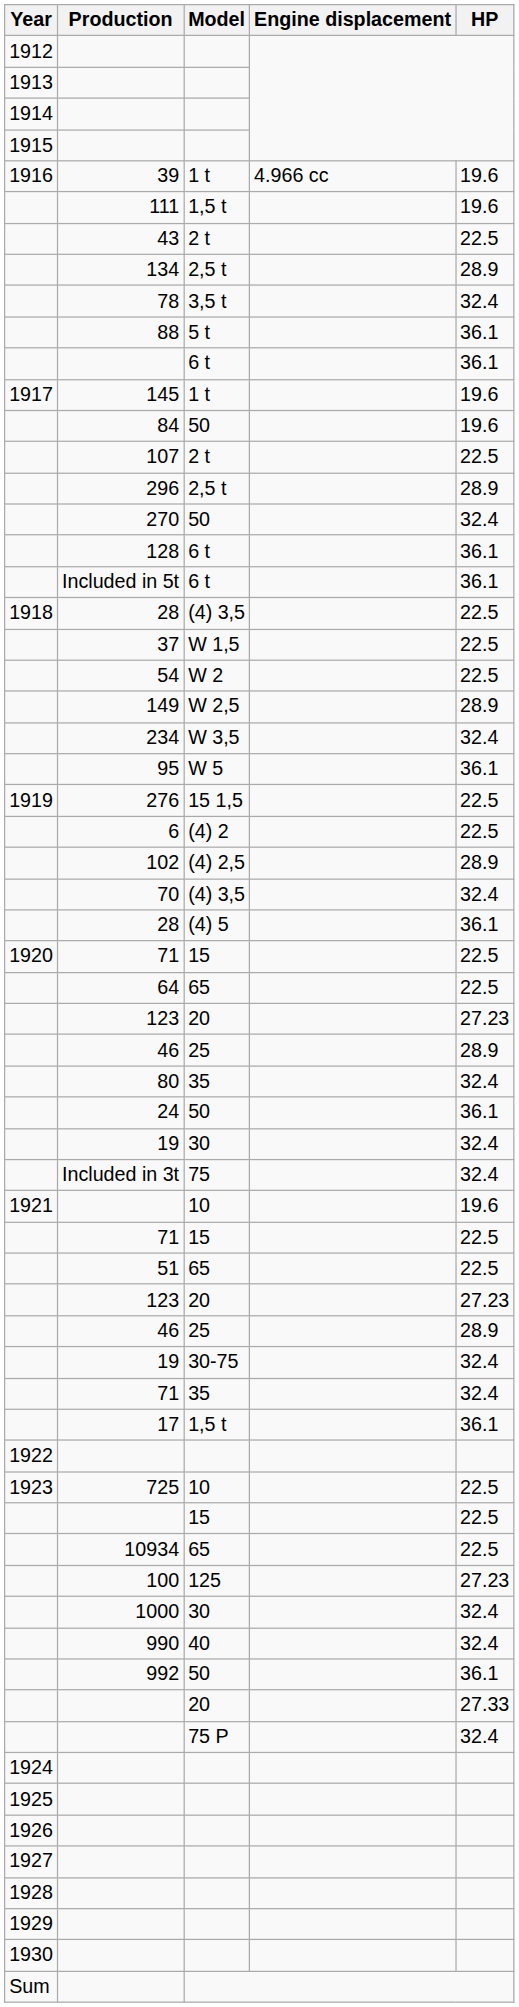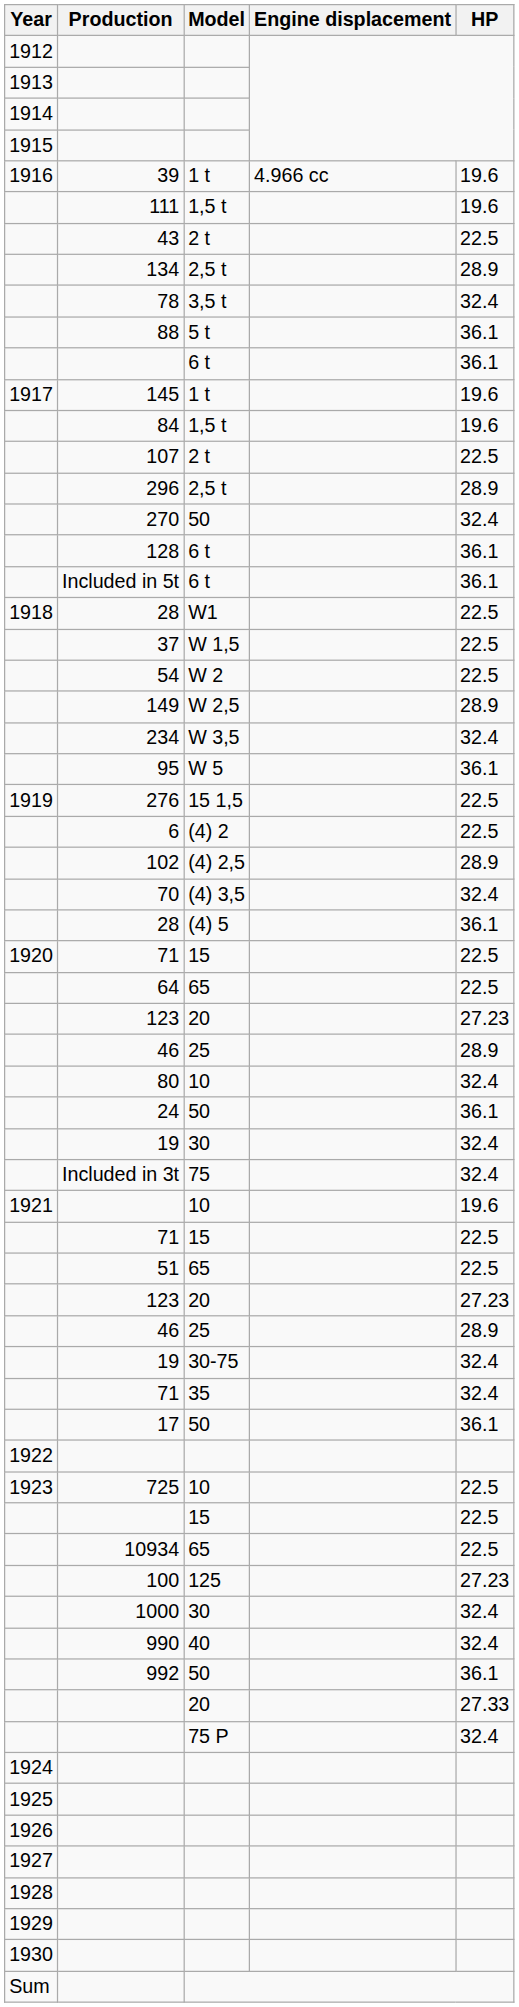(199, 425) 50 -> (207, 425) 1,5 t
(217, 613) (4) 3,5 -> (203, 613) W1
(199, 1081) 35 -> (199, 1081) 10
(207, 1424) 1,5 t -> (199, 1424) 50
